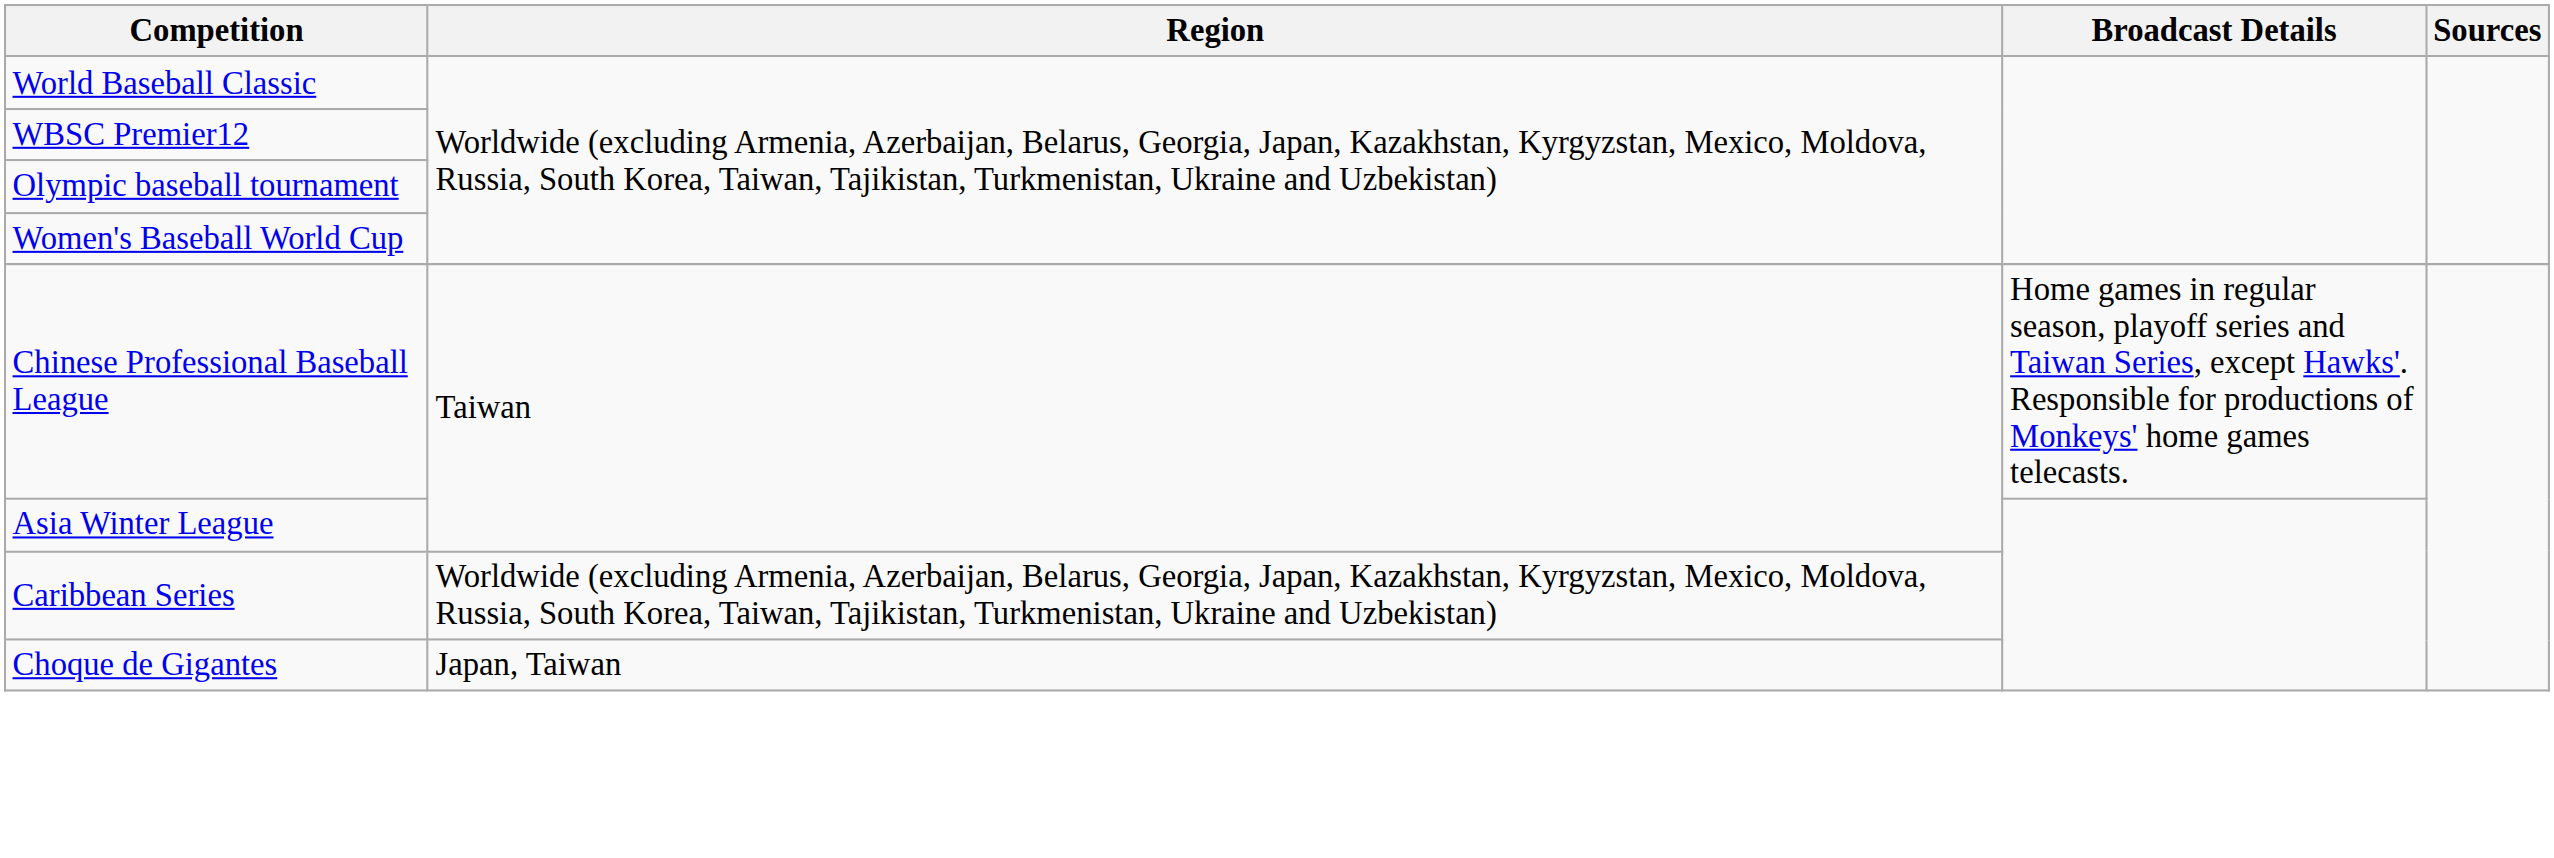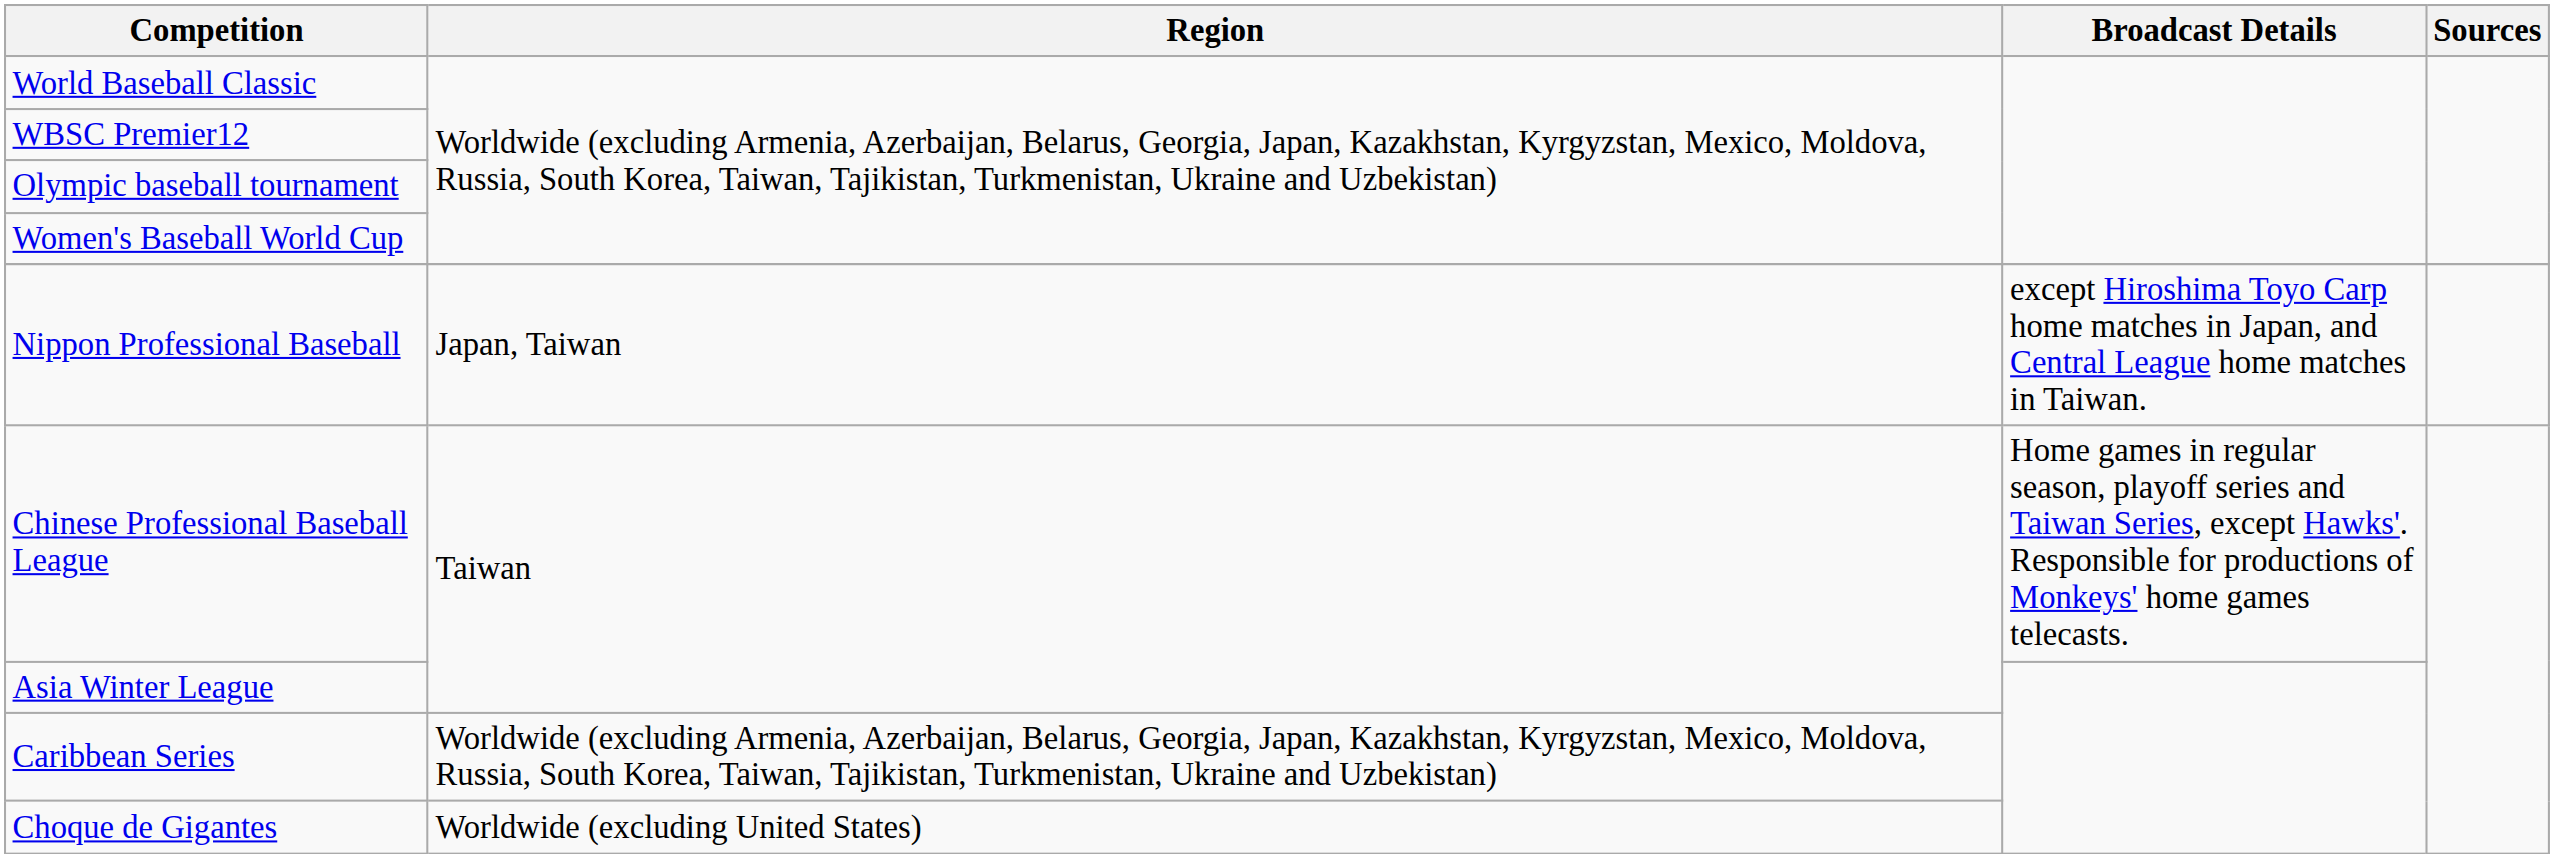+ row: (207, 344)
(528, 664) Japan, Taiwan -> (679, 826) Worldwide (excluding United States)
